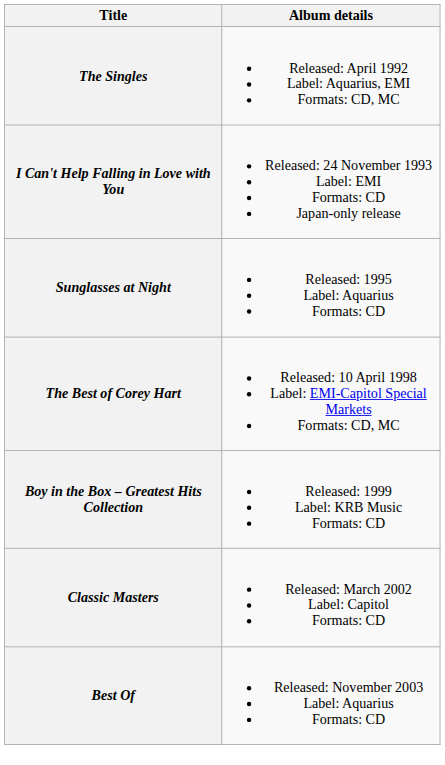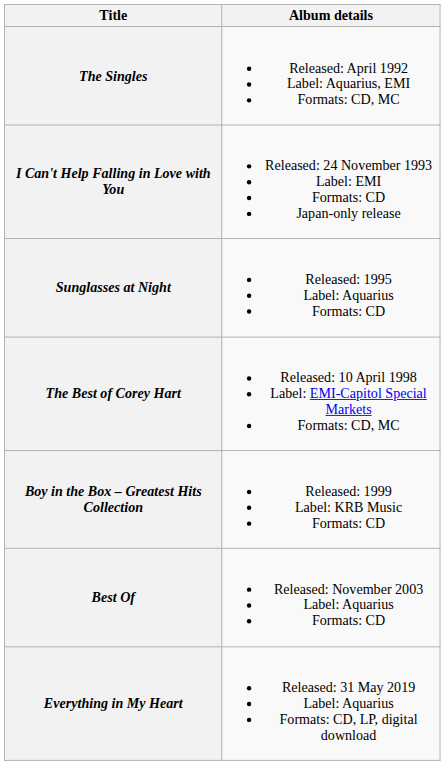- row: (113, 597)
+ row: (113, 703)
